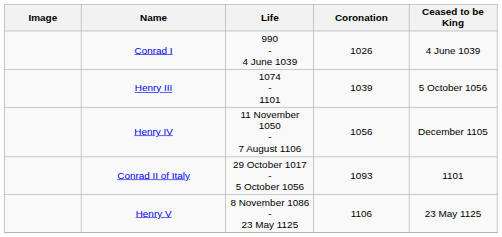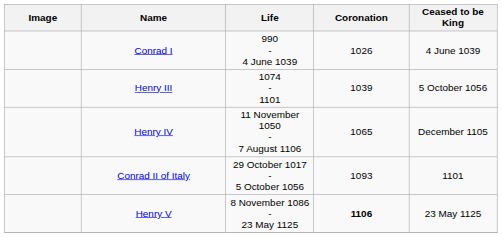(361, 132) 1056 -> (361, 132) 1065
(361, 213) normal -> (361, 213) bold
